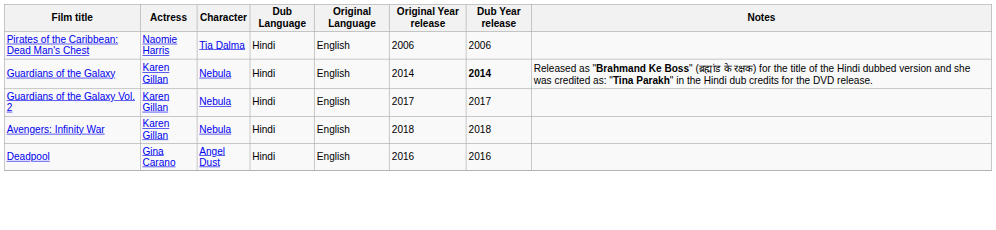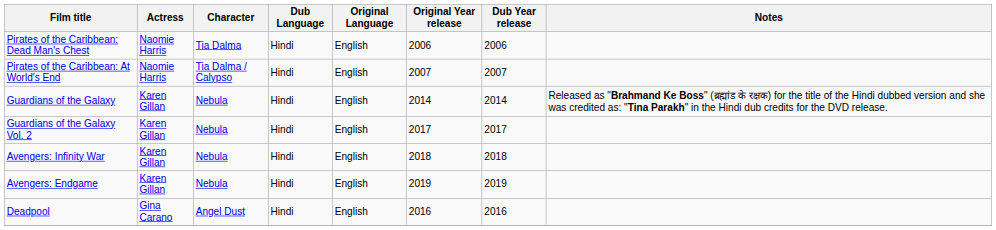+ row: (68, 72)
(480, 74) bold -> (496, 101) normal
+ row: (52, 184)
